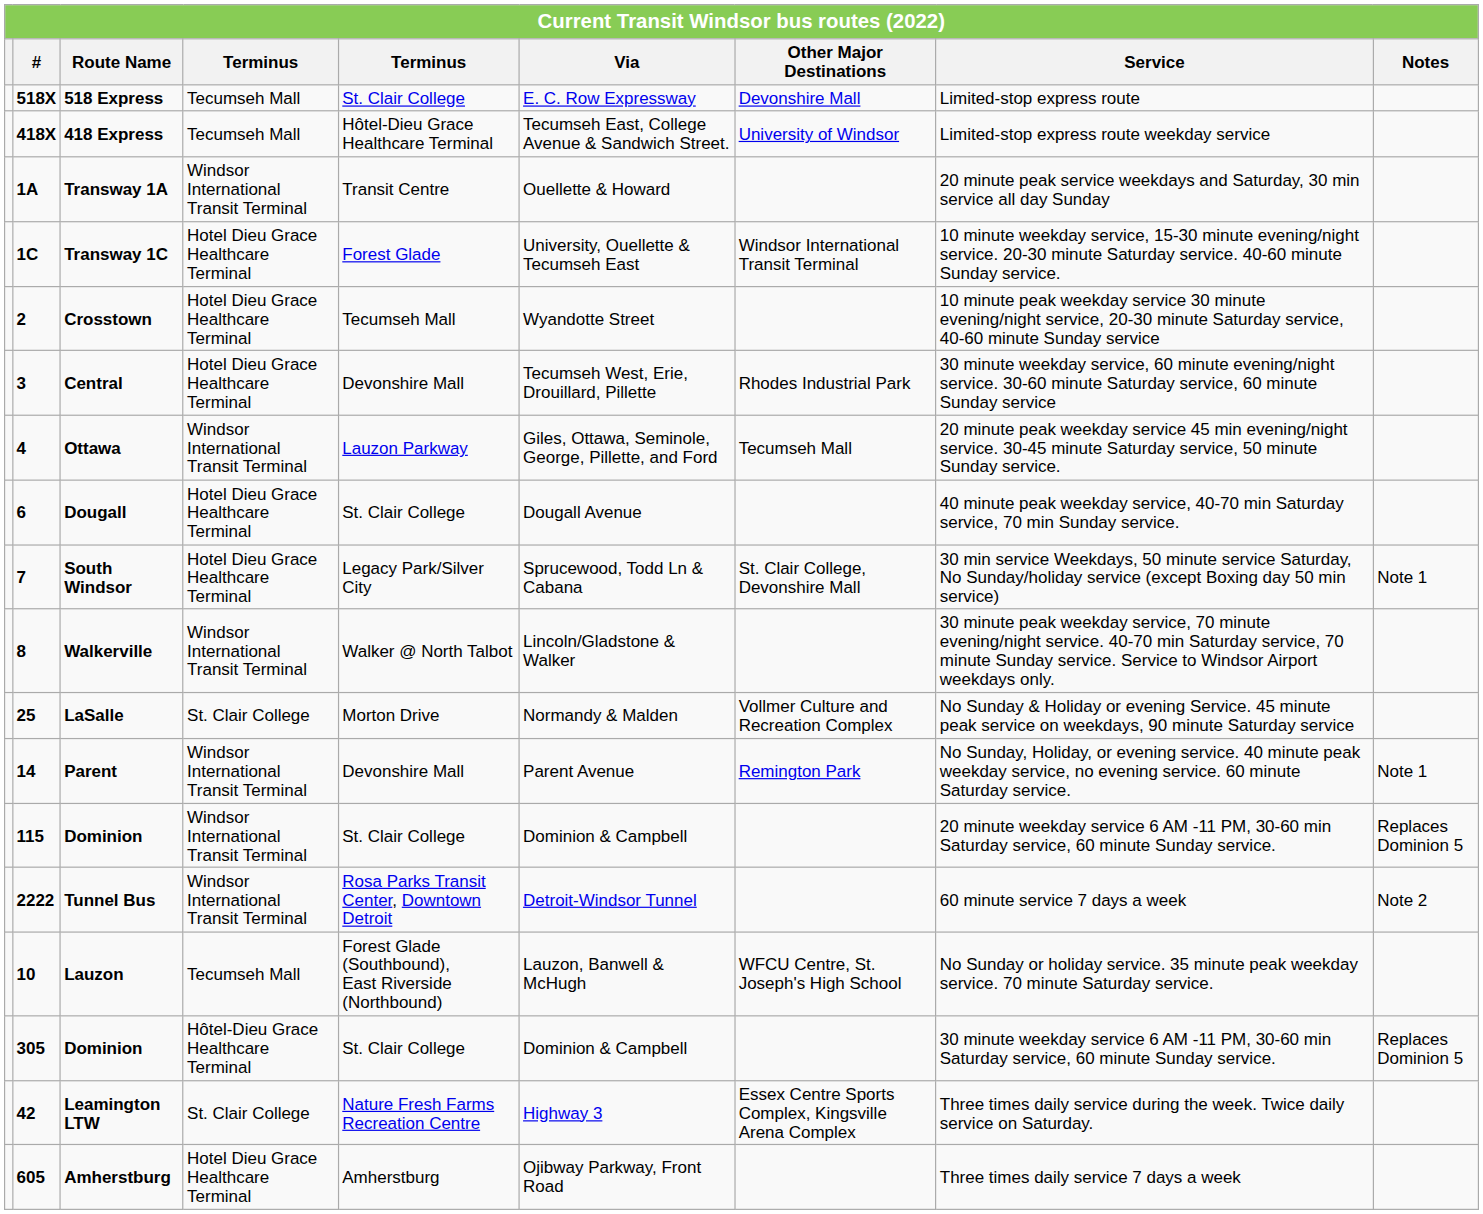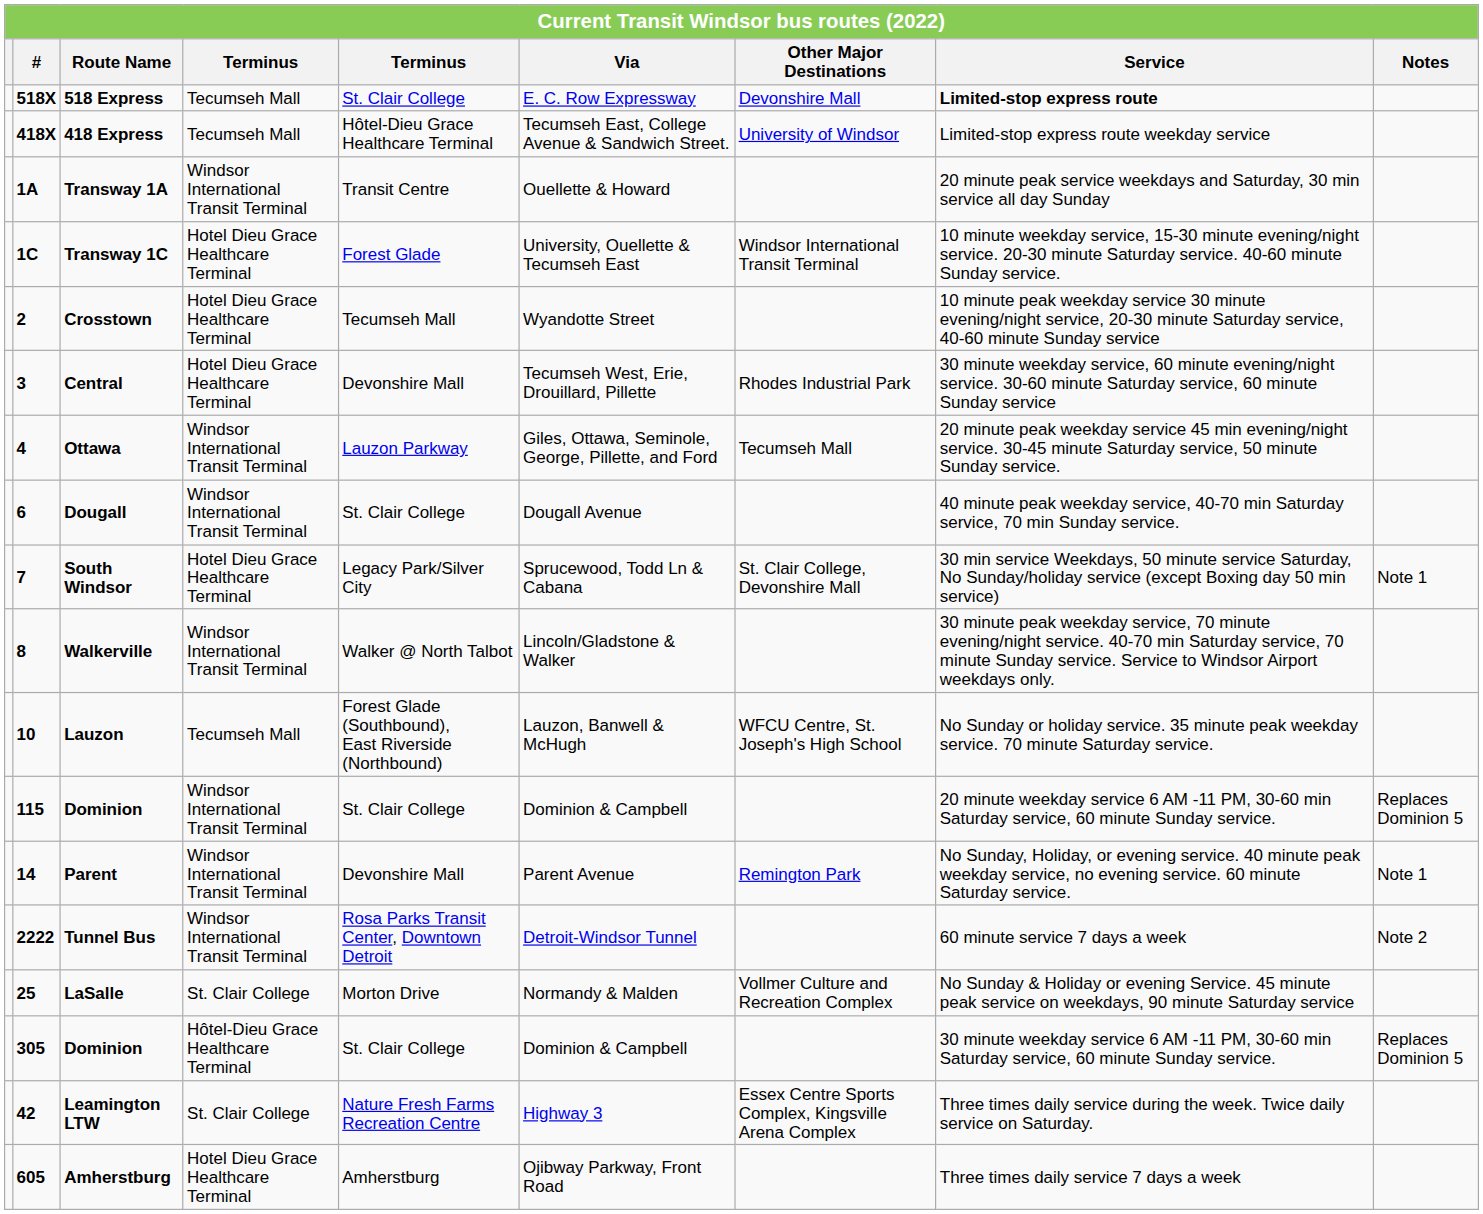(1040, 98) normal -> (1049, 98) bold
(252, 513) Hotel Dieu Grace Healthcare Terminal -> (247, 513) Windsor International Transit Terminal
rows swapped: (26, 974) <-> (26, 716)
rows swapped: (26, 771) <-> (30, 836)
